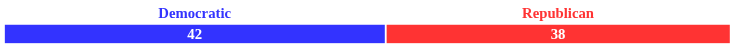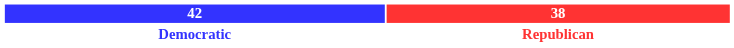rows swapped: (195, 34) <-> (195, 13)
